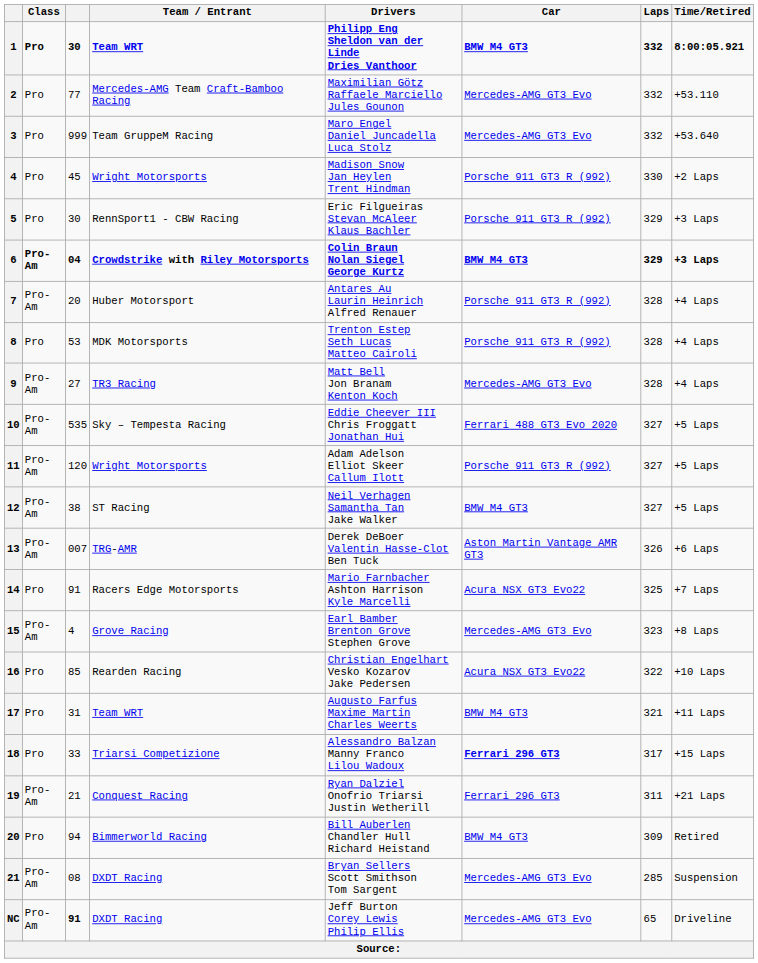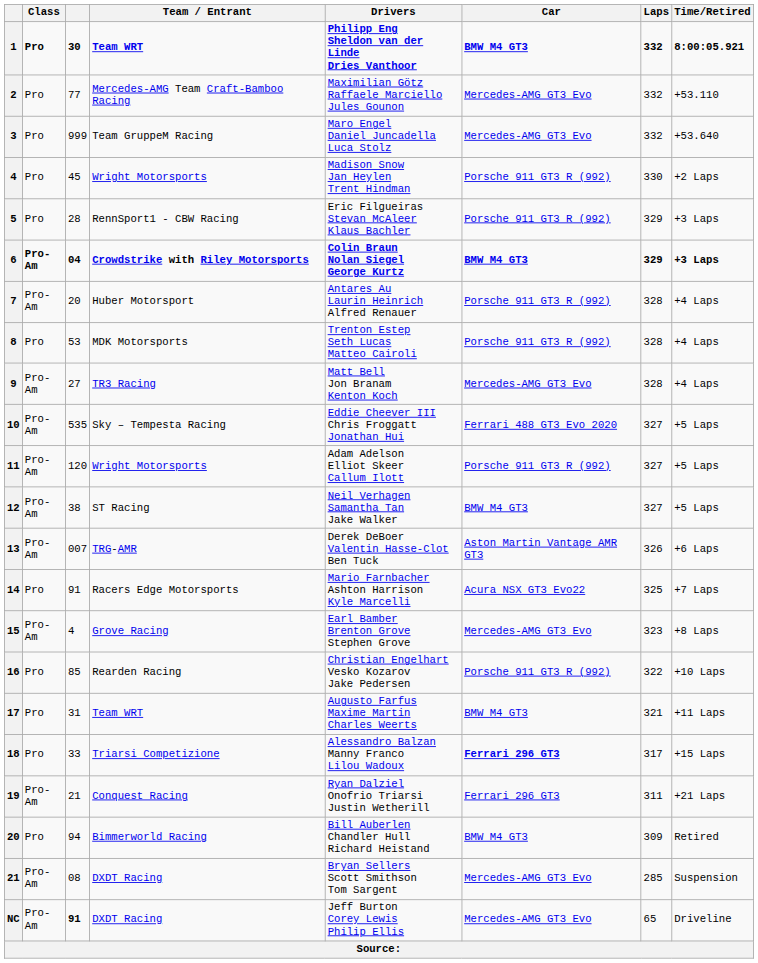(74, 219) 30 -> (74, 219) 28
(525, 673) Acura NSX GT3 Evo22 -> (537, 673) Porsche 911 GT3 R (992)
